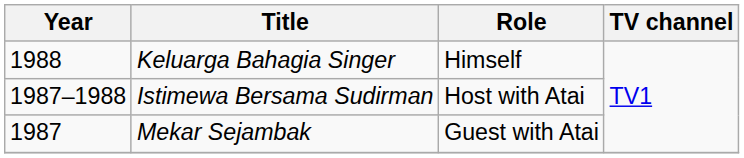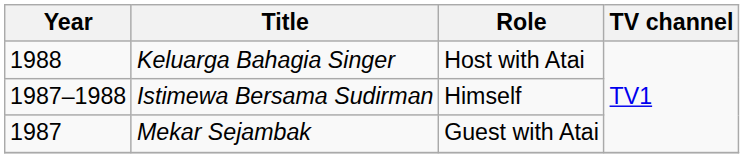(483, 59) Himself -> (514, 59) Host with Atai
(514, 96) Host with Atai -> (483, 96) Himself
